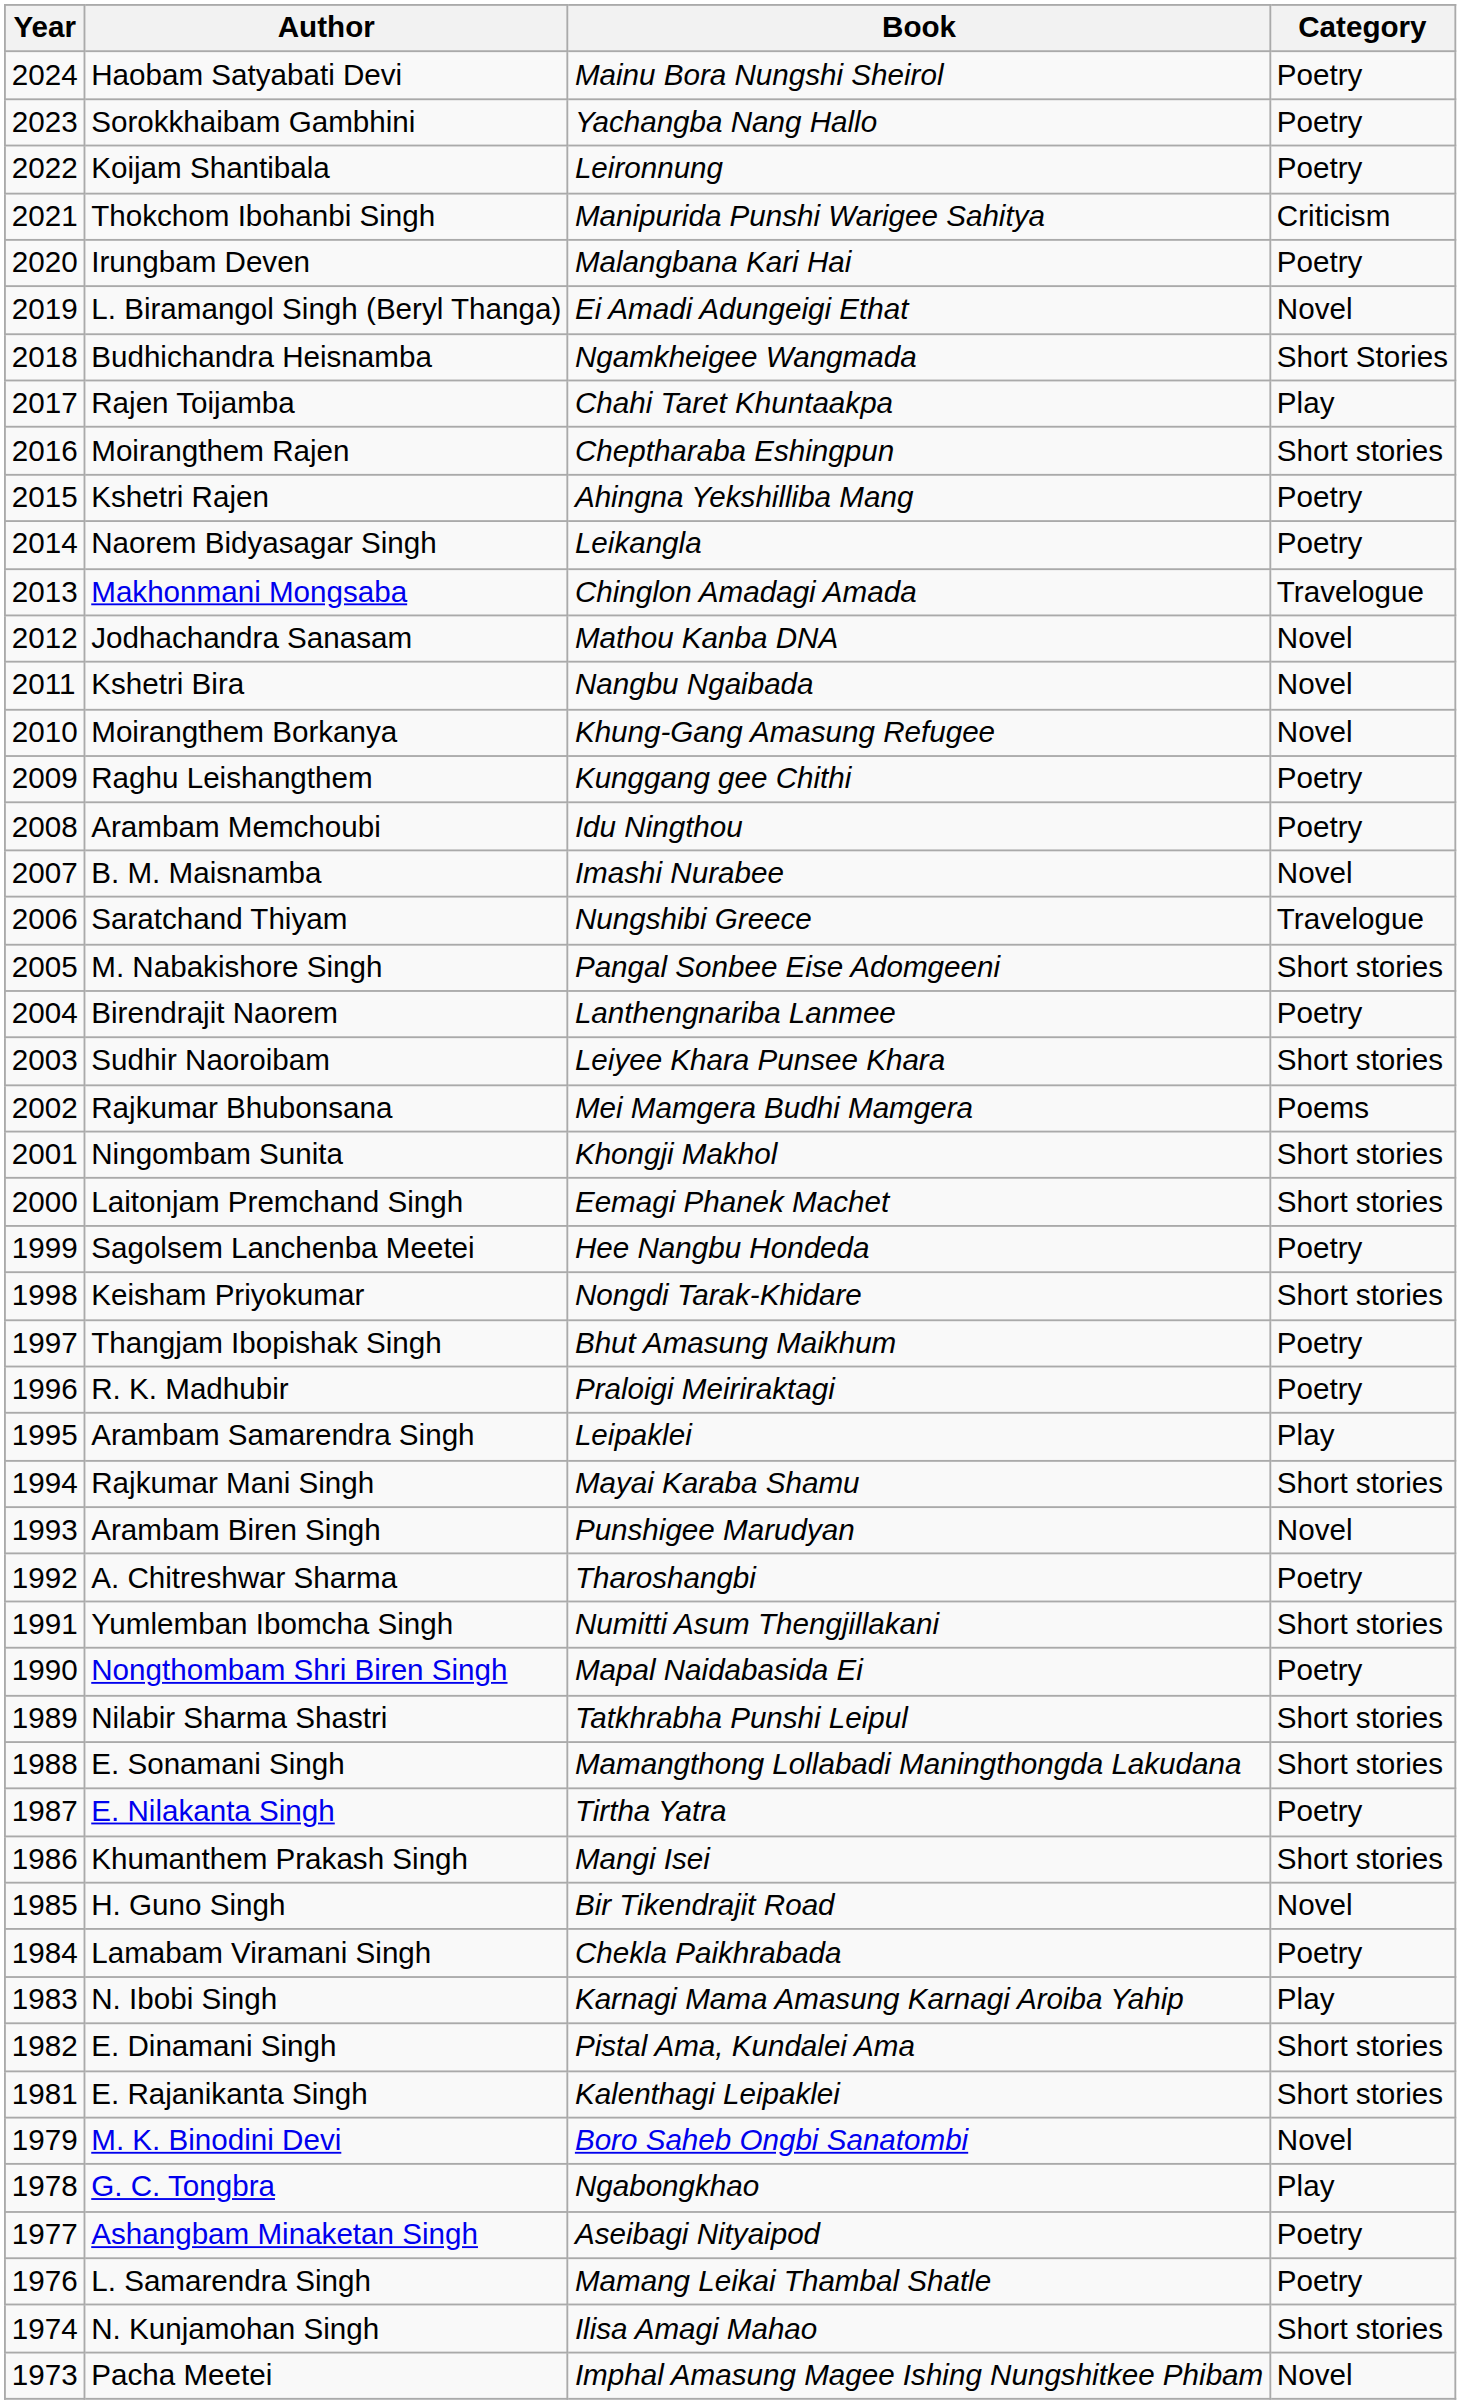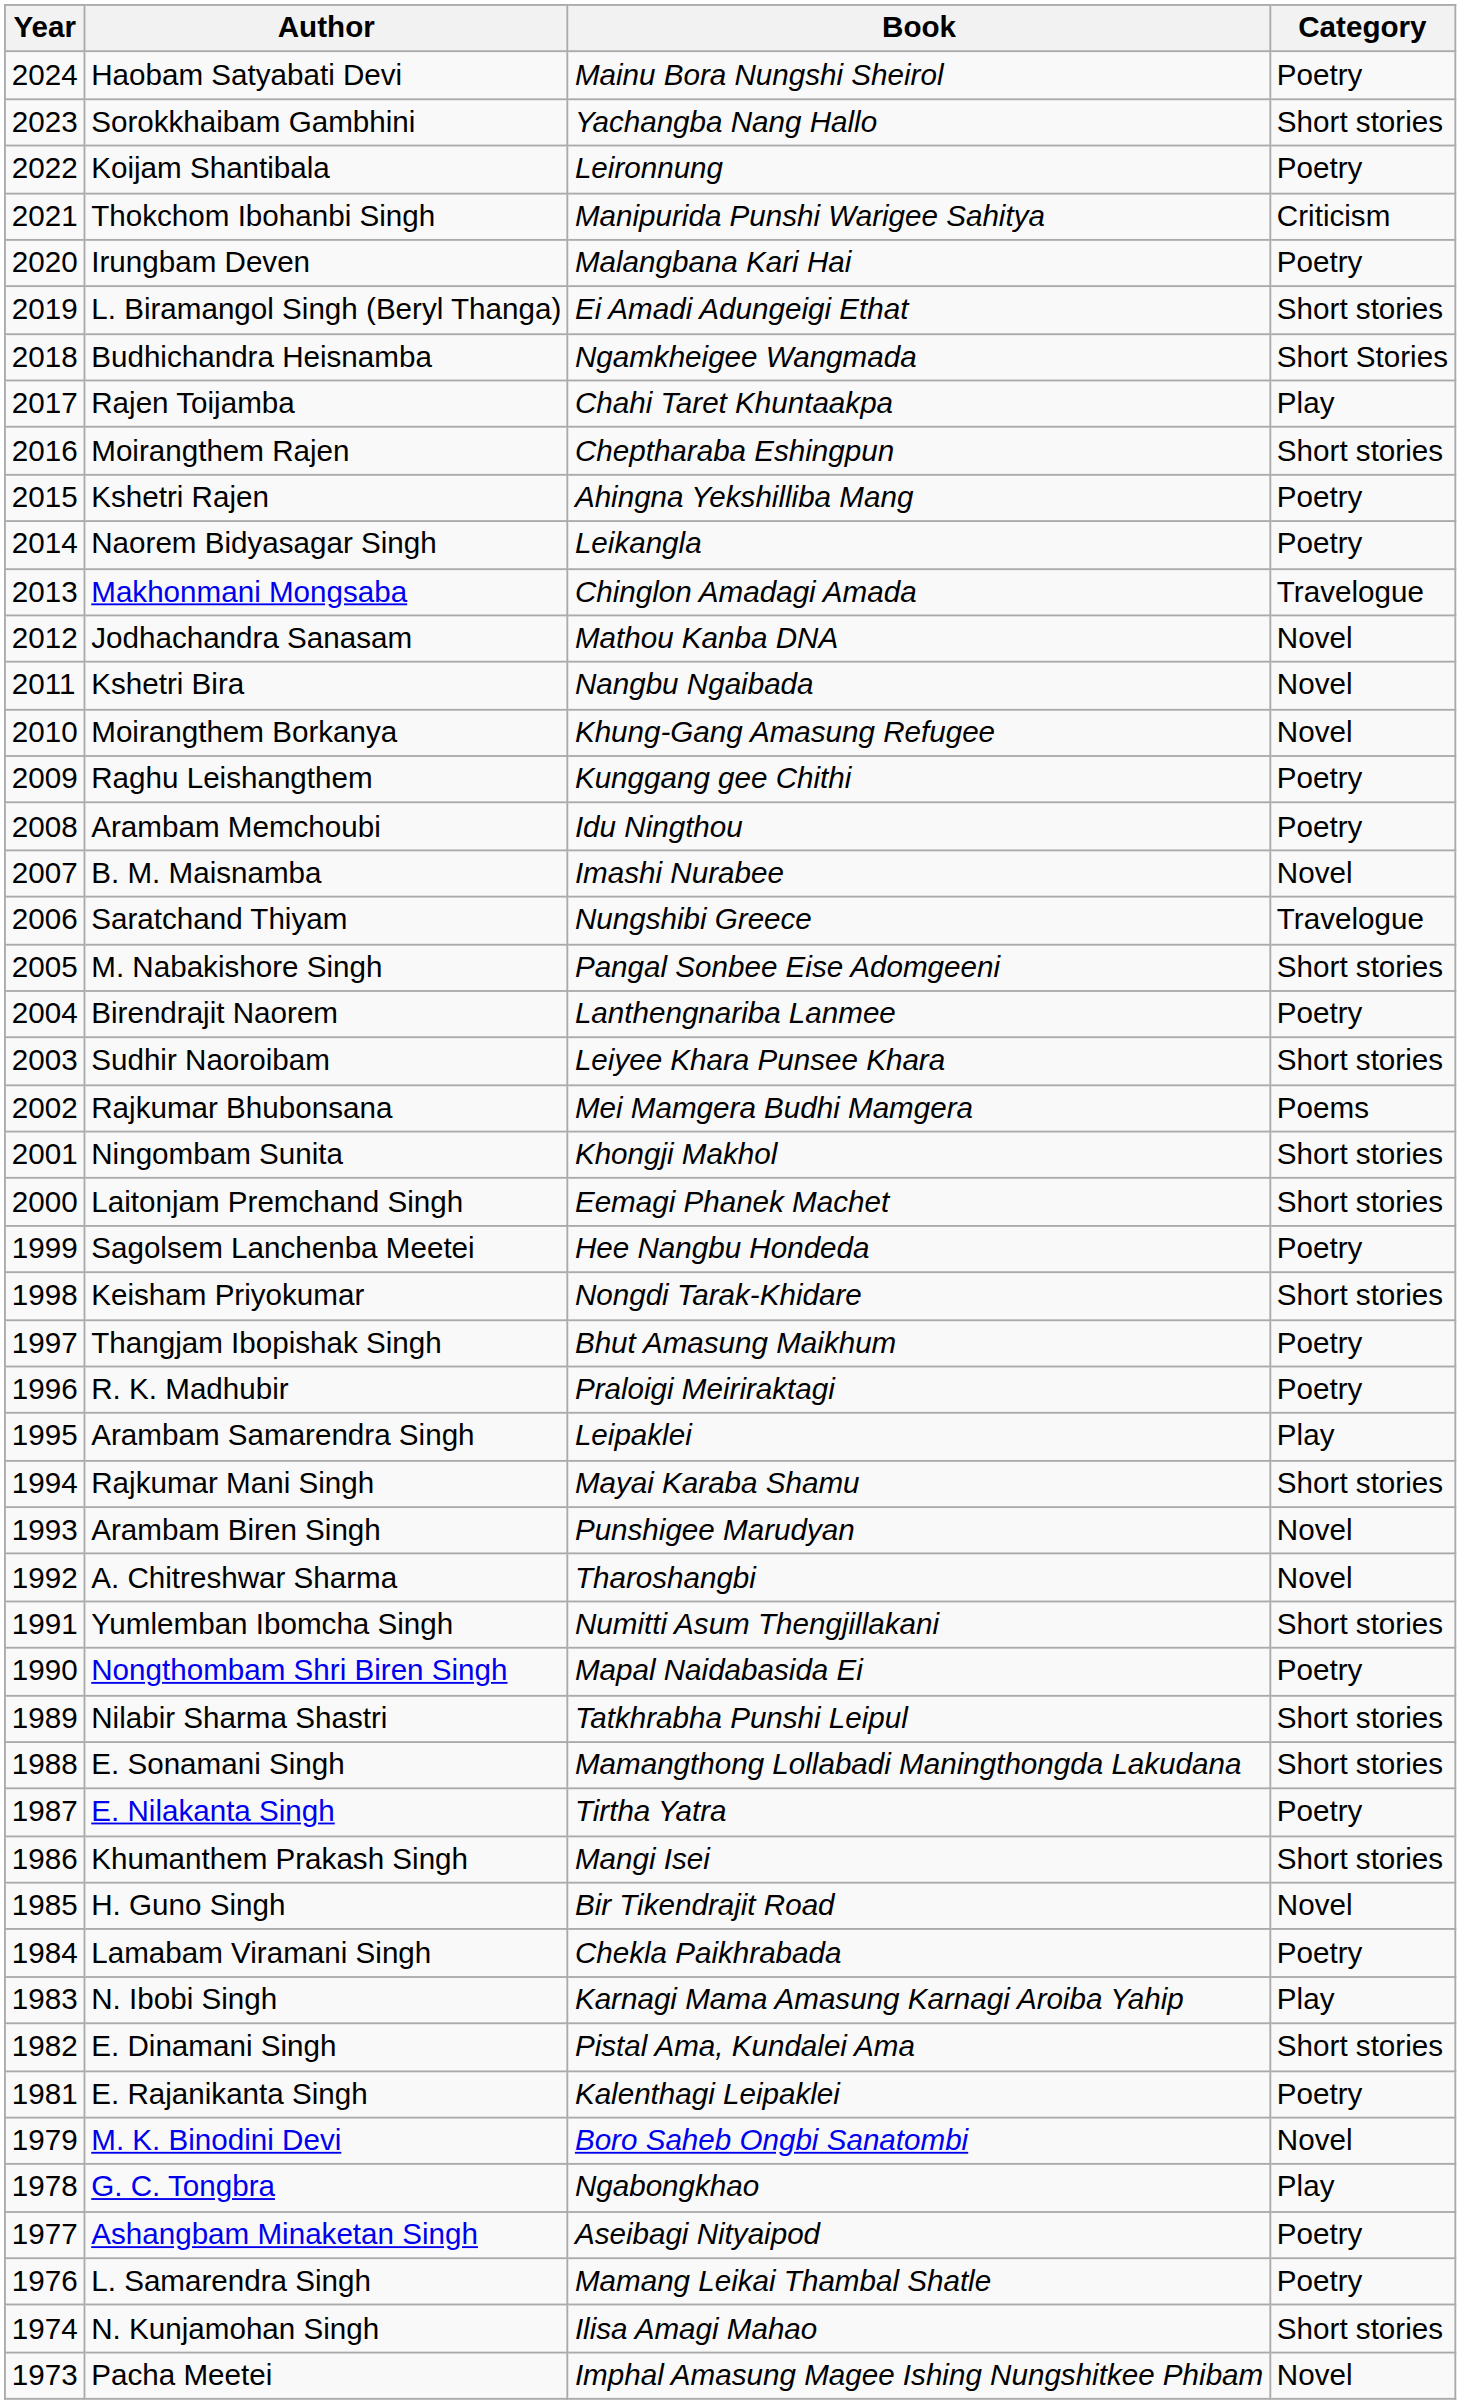(1320, 121) Poetry -> (1360, 121) Short stories
(1315, 309) Novel -> (1360, 309) Short stories
(1320, 1577) Poetry -> (1315, 1577) Novel
(1360, 2093) Short stories -> (1320, 2093) Poetry
